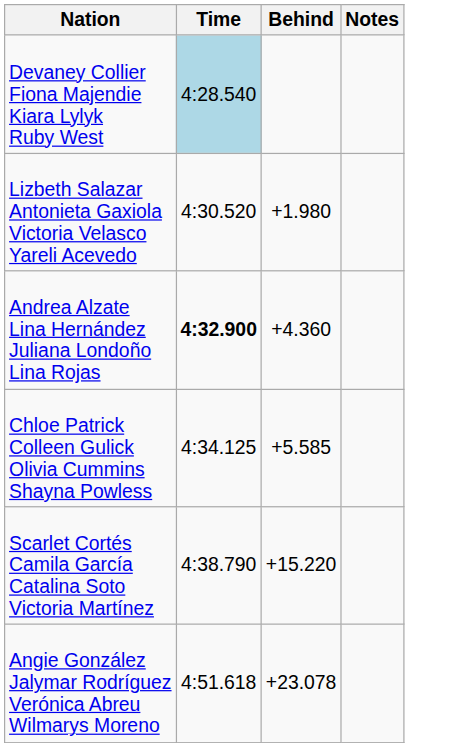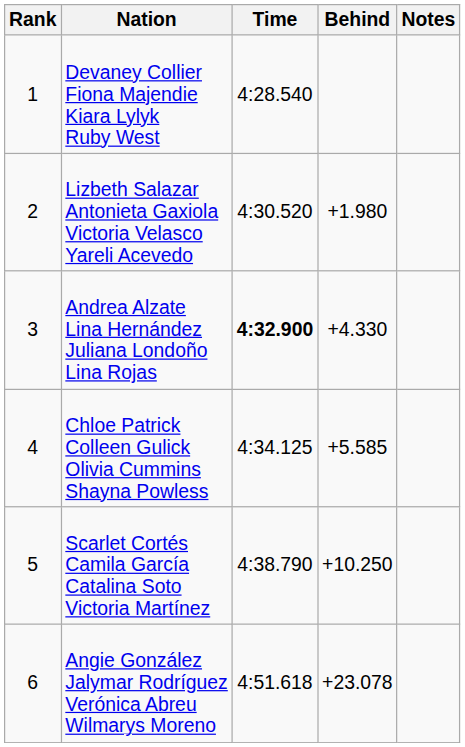+ column: (33, 19)
(219, 94) lightblue background -> (275, 94) no background
(301, 329) +4.360 -> (357, 329) +4.330
(301, 565) +15.220 -> (357, 565) +10.250
